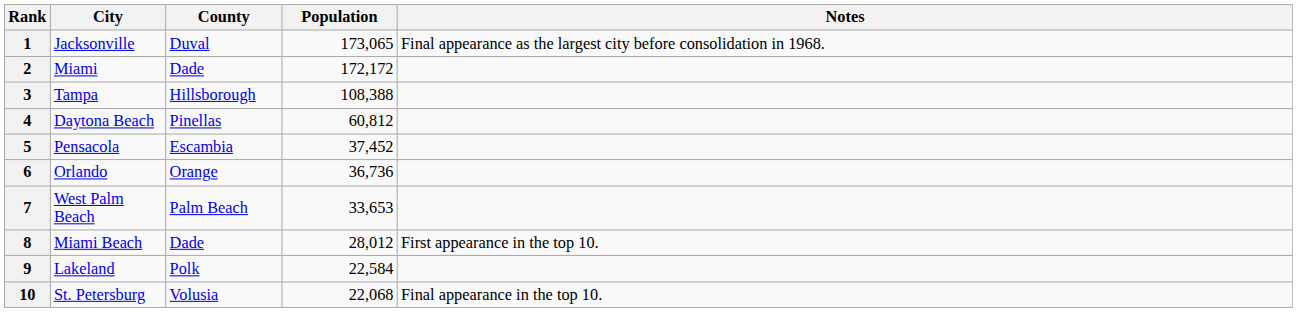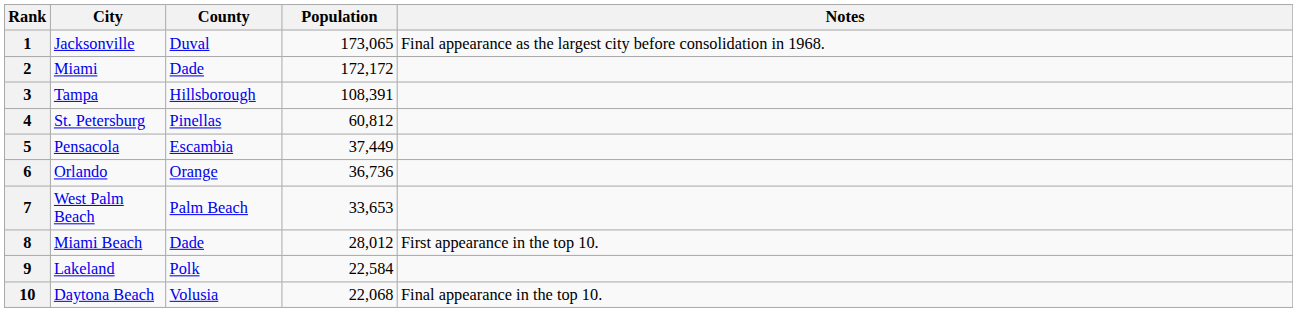(367, 95) 108,388 -> (367, 95) 108,391
(104, 120) Daytona Beach -> (100, 120) St. Petersburg
(371, 146) 37,452 -> (371, 146) 37,449
(100, 294) St. Petersburg -> (104, 294) Daytona Beach
